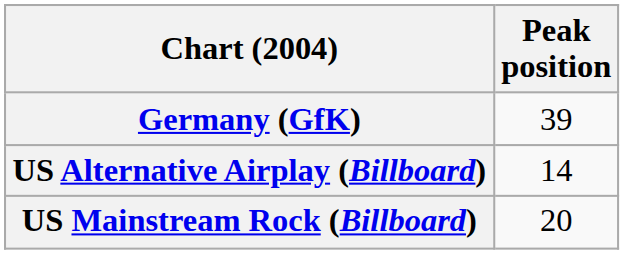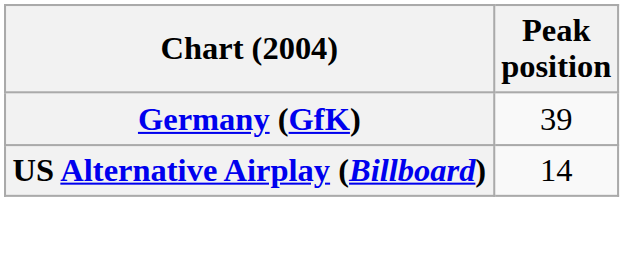- row: (249, 221)
